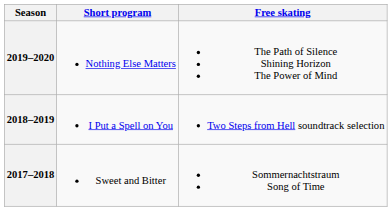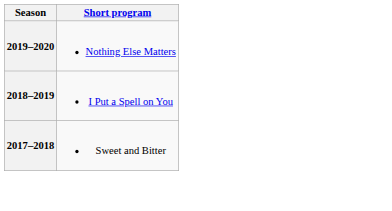- column: (283, 12)
